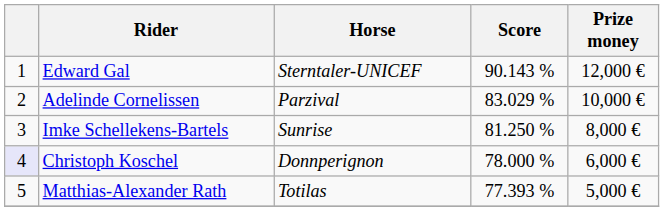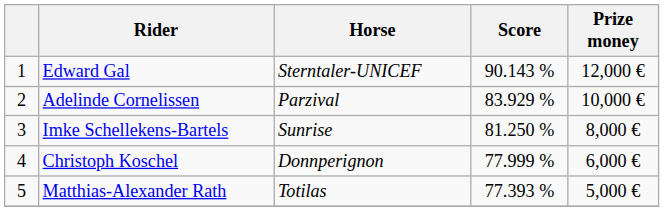(519, 101) 83.029 % -> (519, 101) 83.929 %
(21, 160) lavender background -> (21, 160) no background
(519, 160) 78.000 % -> (519, 160) 77.999 %
